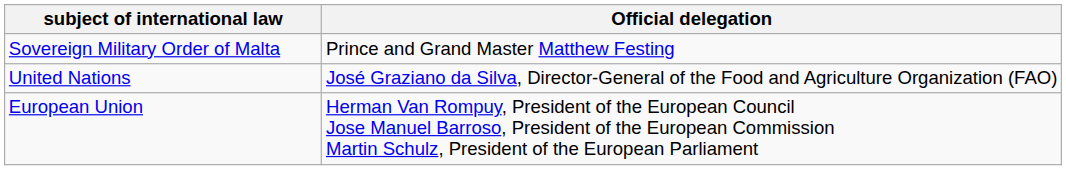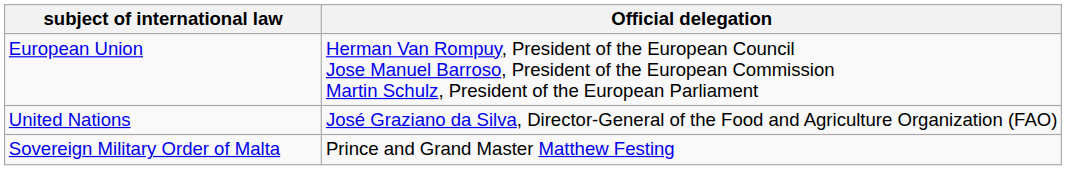rows swapped: (76, 107) <-> (144, 48)
